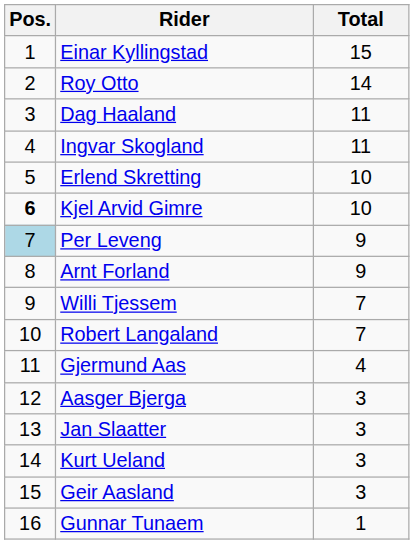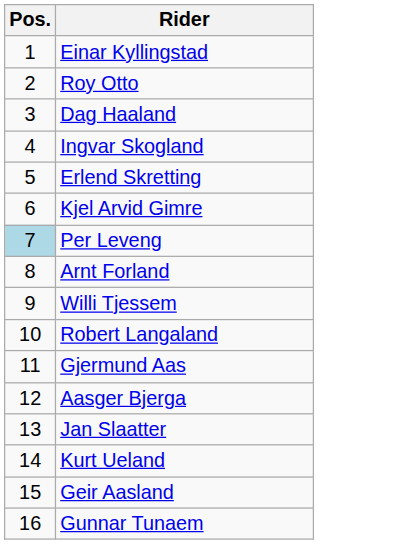- column: (361, 20)
(30, 209) bold -> (30, 209) normal
